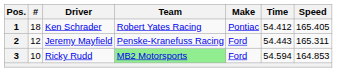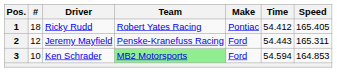(73, 27) Ken Schrader -> (69, 27) Ricky Rudd
(69, 56) Ricky Rudd -> (73, 56) Ken Schrader
